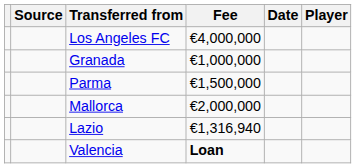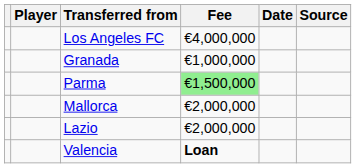columns swapped: (326, 15) <-> (38, 15)
(225, 83) no background -> (220, 83) lightgreen background
(225, 128) €1,316,940 -> (220, 128) €2,000,000
